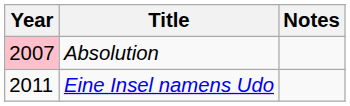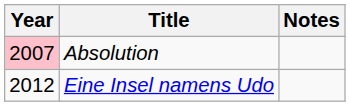(31, 85) 2011 -> (32, 85) 2012
